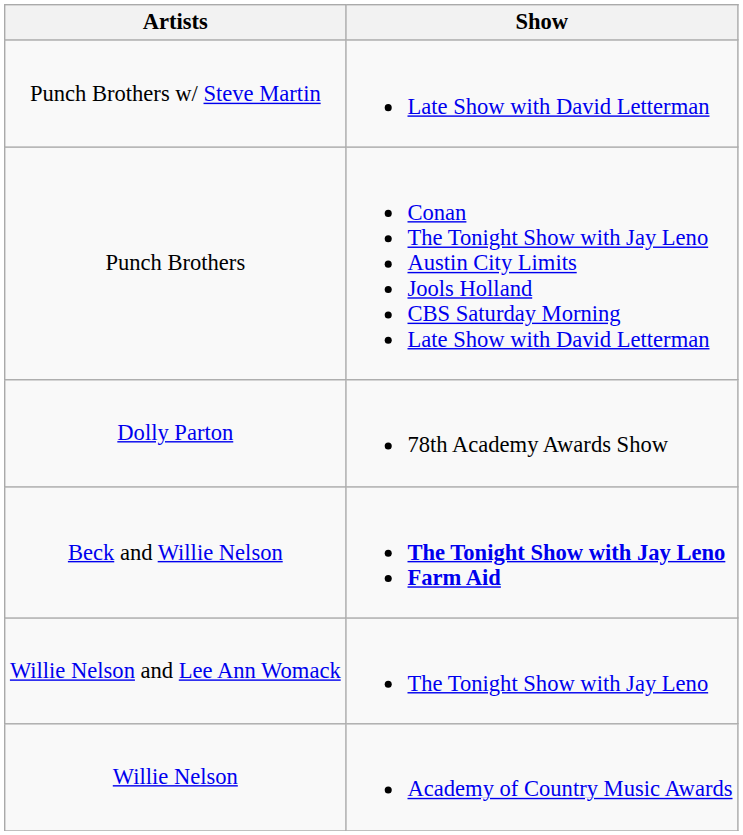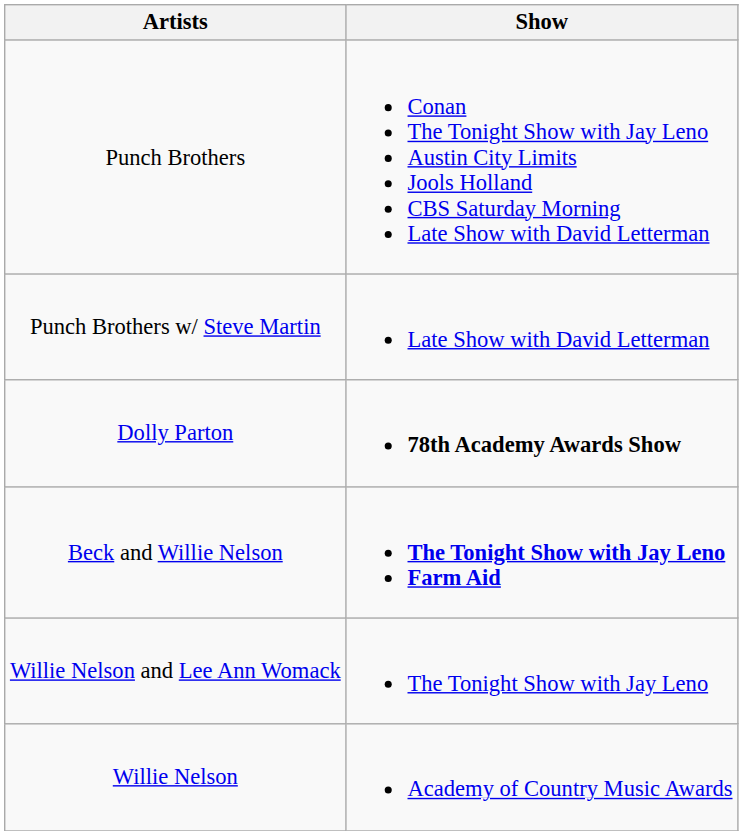rows swapped: (175, 263) <-> (175, 93)
(542, 446) normal -> (542, 446) bold
